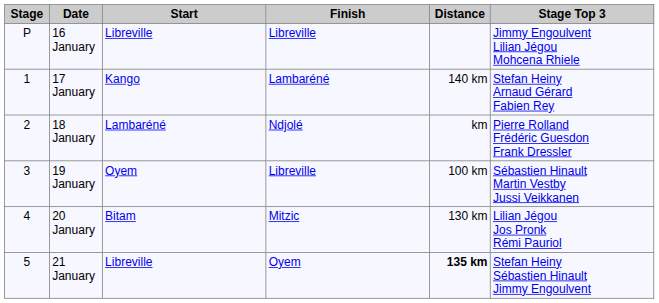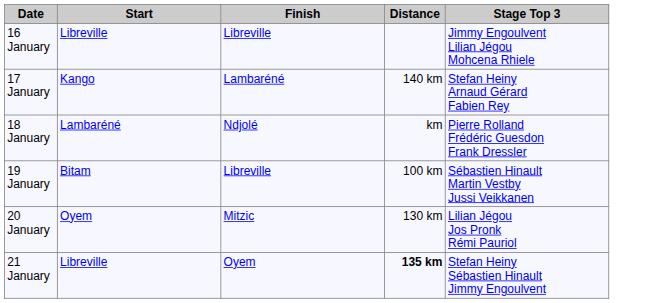- column: (27, 14)
(121, 170) Oyem -> (75, 170) Bitam
(120, 216) Bitam -> (76, 216) Oyem
